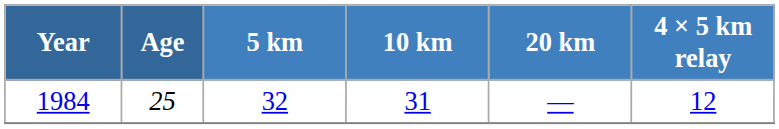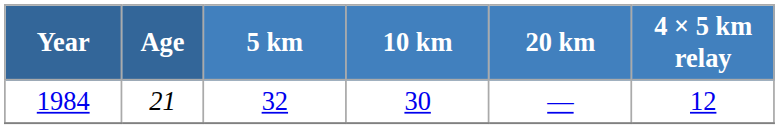(163, 101) 25 -> (163, 101) 21
(418, 101) 31 -> (418, 101) 30
